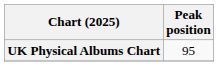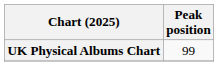(188, 50) 95 -> (188, 50) 99
